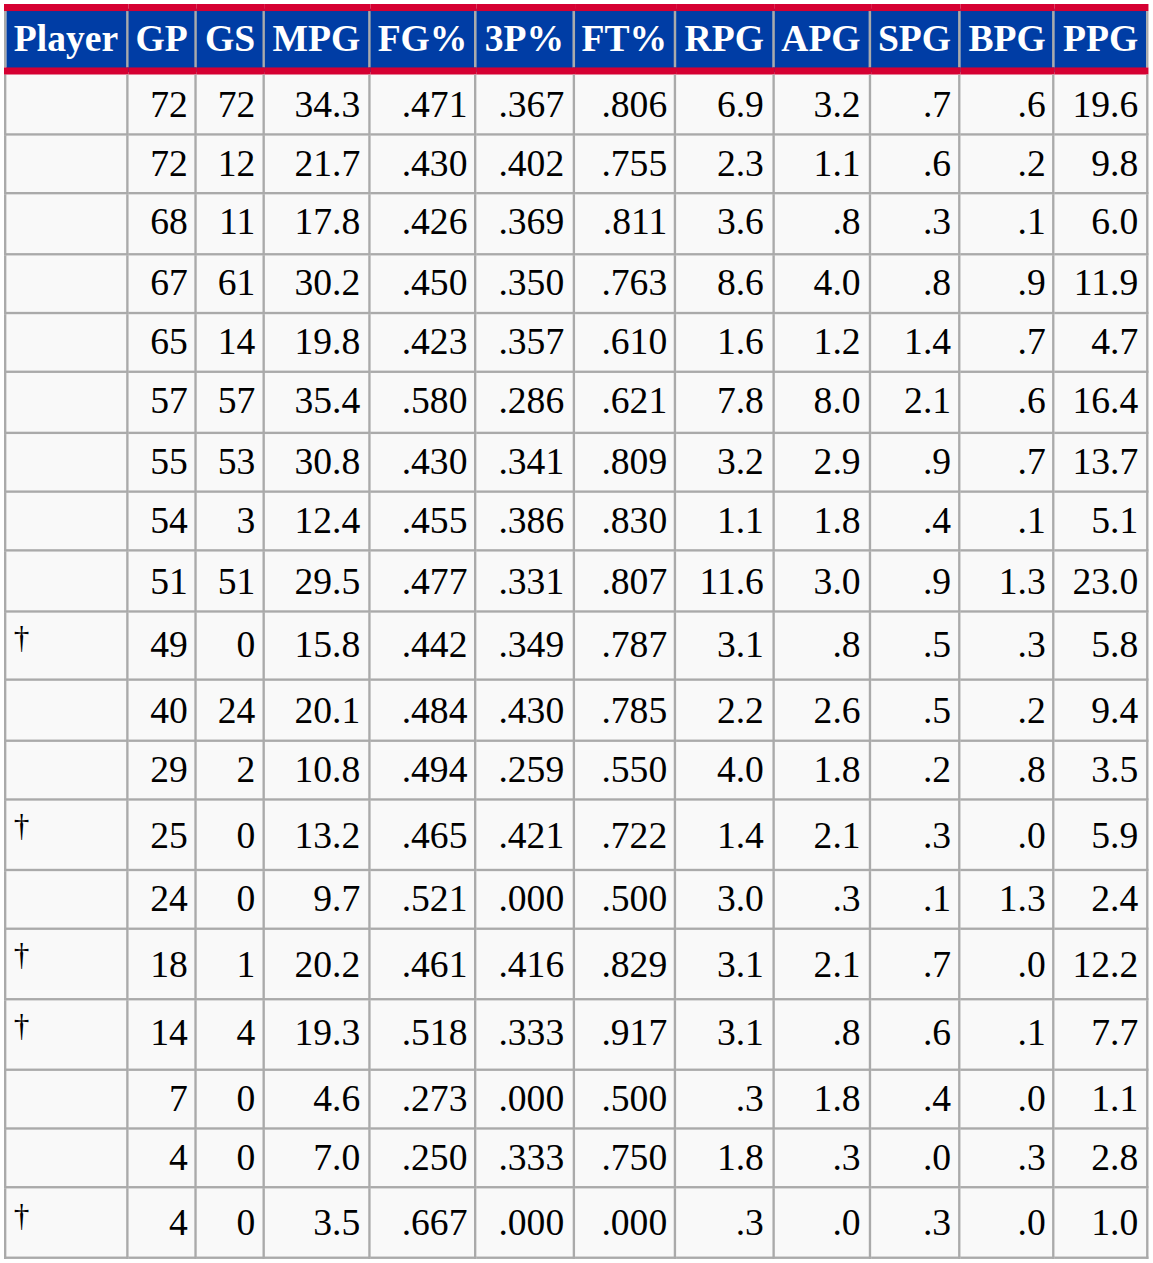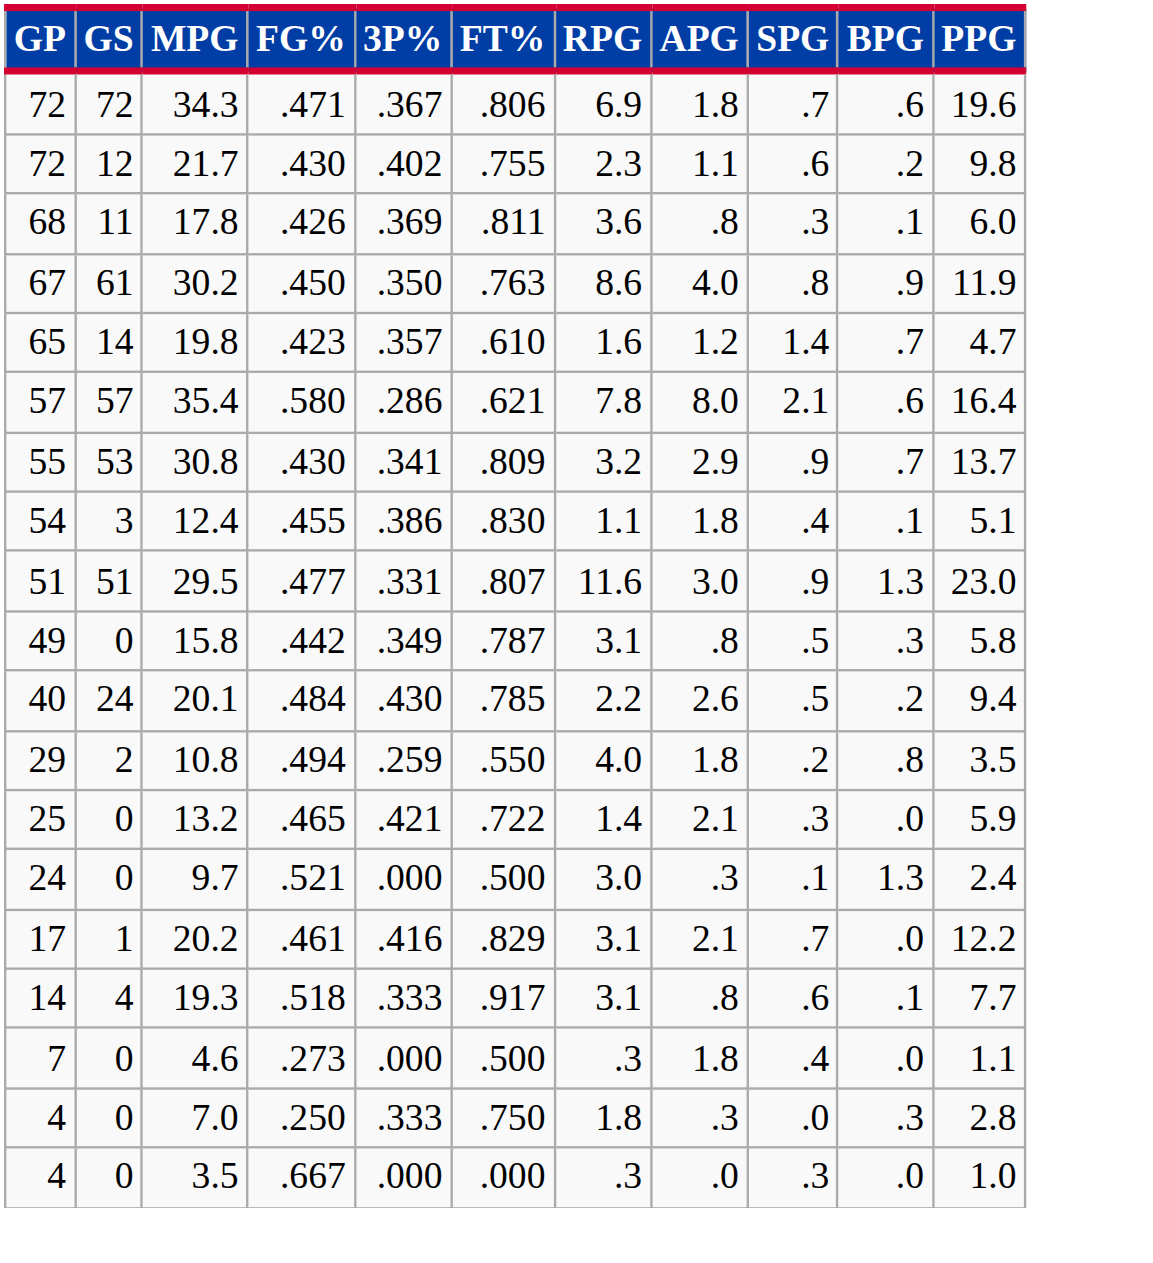- column: (66, 39)
(837, 103) 3.2 -> (715, 103) 1.8
(169, 963) 18 -> (47, 938) 17
